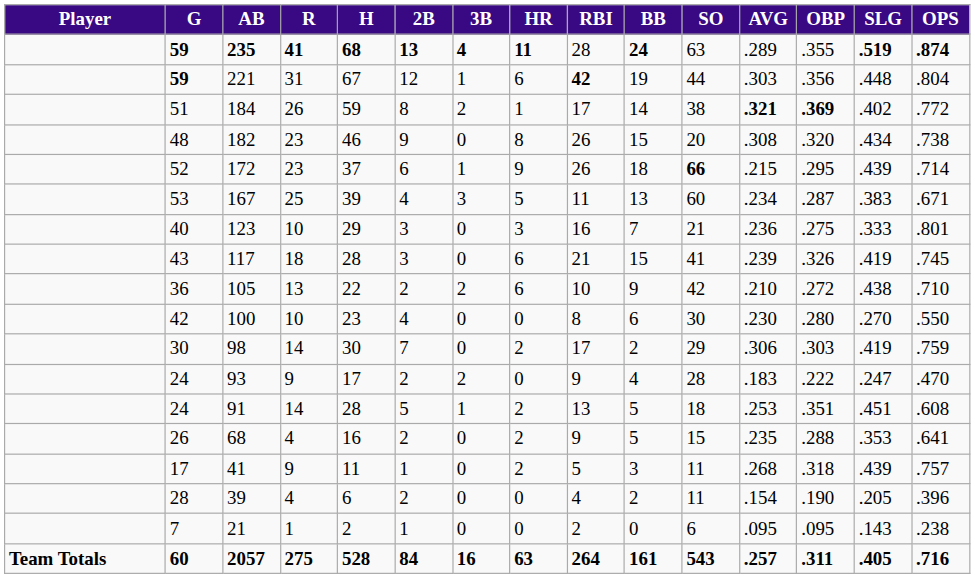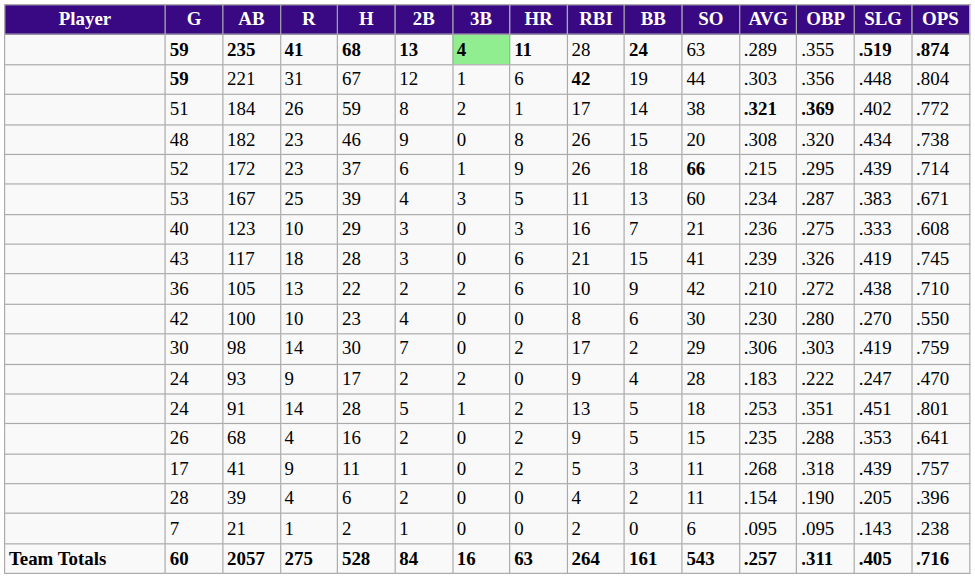(461, 49) no background -> (461, 49) lightgreen background
(933, 229) .801 -> (933, 229) .608
(933, 408) .608 -> (933, 408) .801
